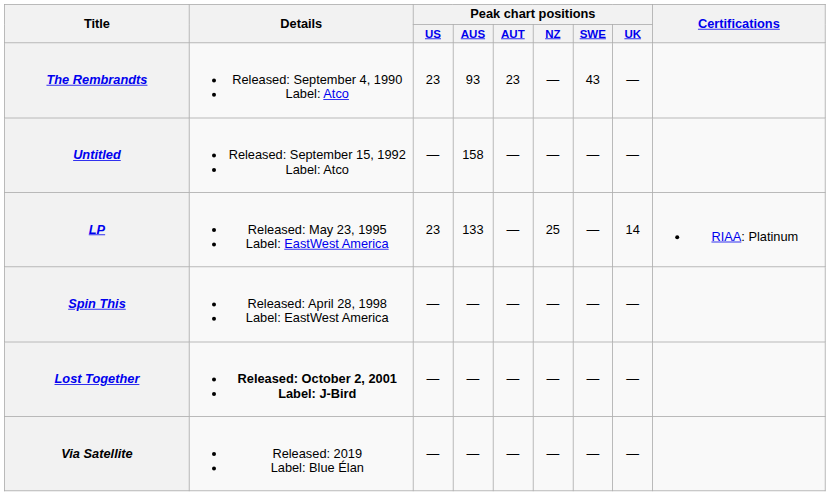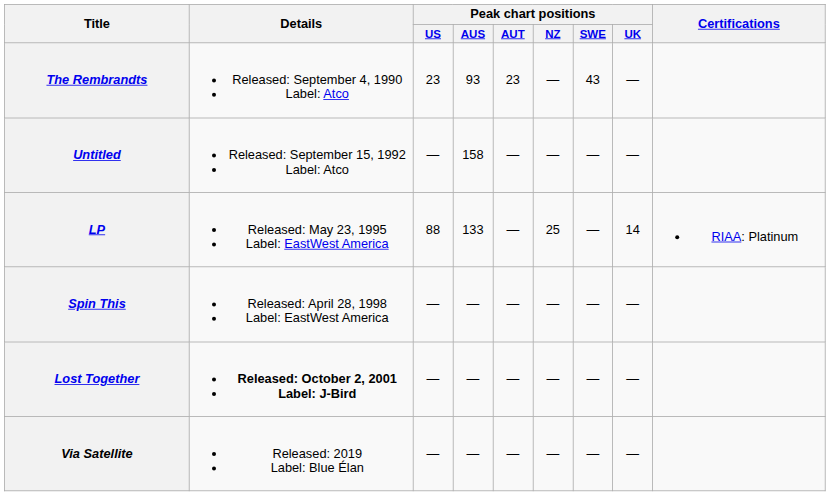(433, 229) 23 -> (433, 229) 88
